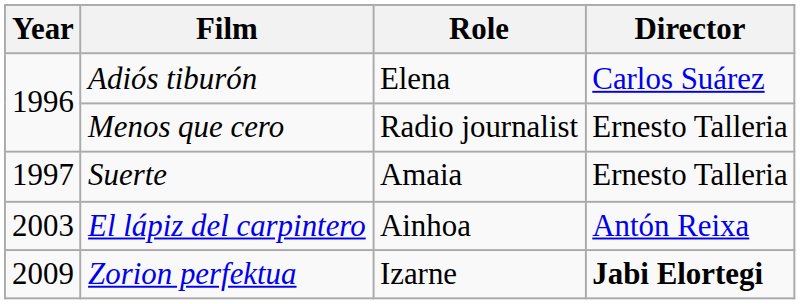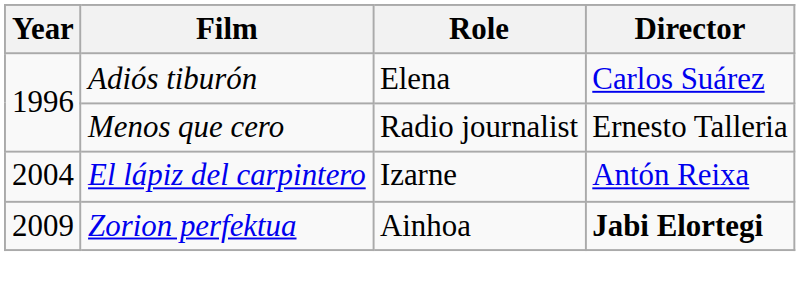- row: (128, 175)
(43, 224) 2003 -> (43, 175) 2004
(425, 224) Ainhoa -> (418, 175) Izarne
(418, 273) Izarne -> (425, 224) Ainhoa
